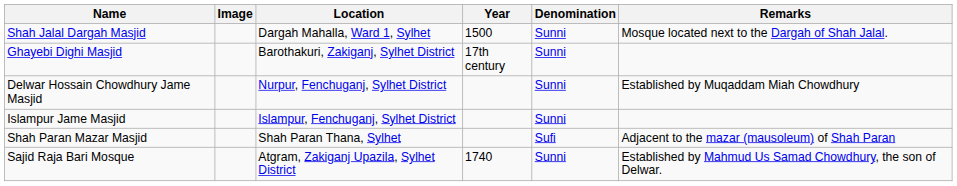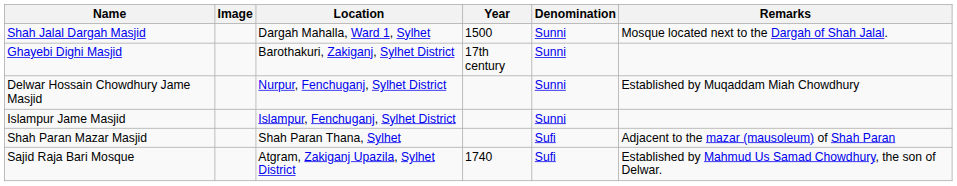(550, 157) Sunni -> (545, 157) Sufi
